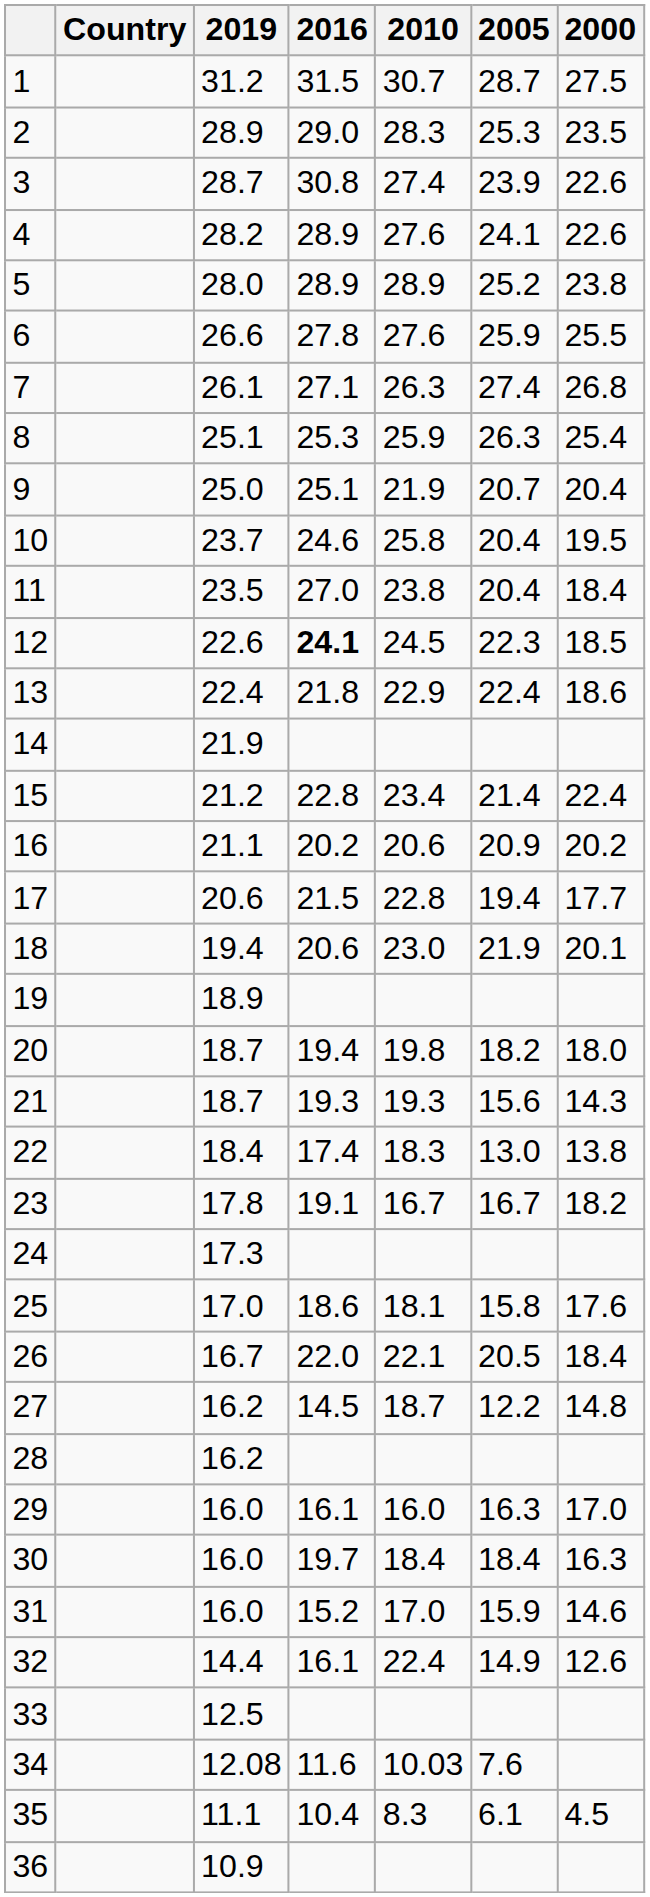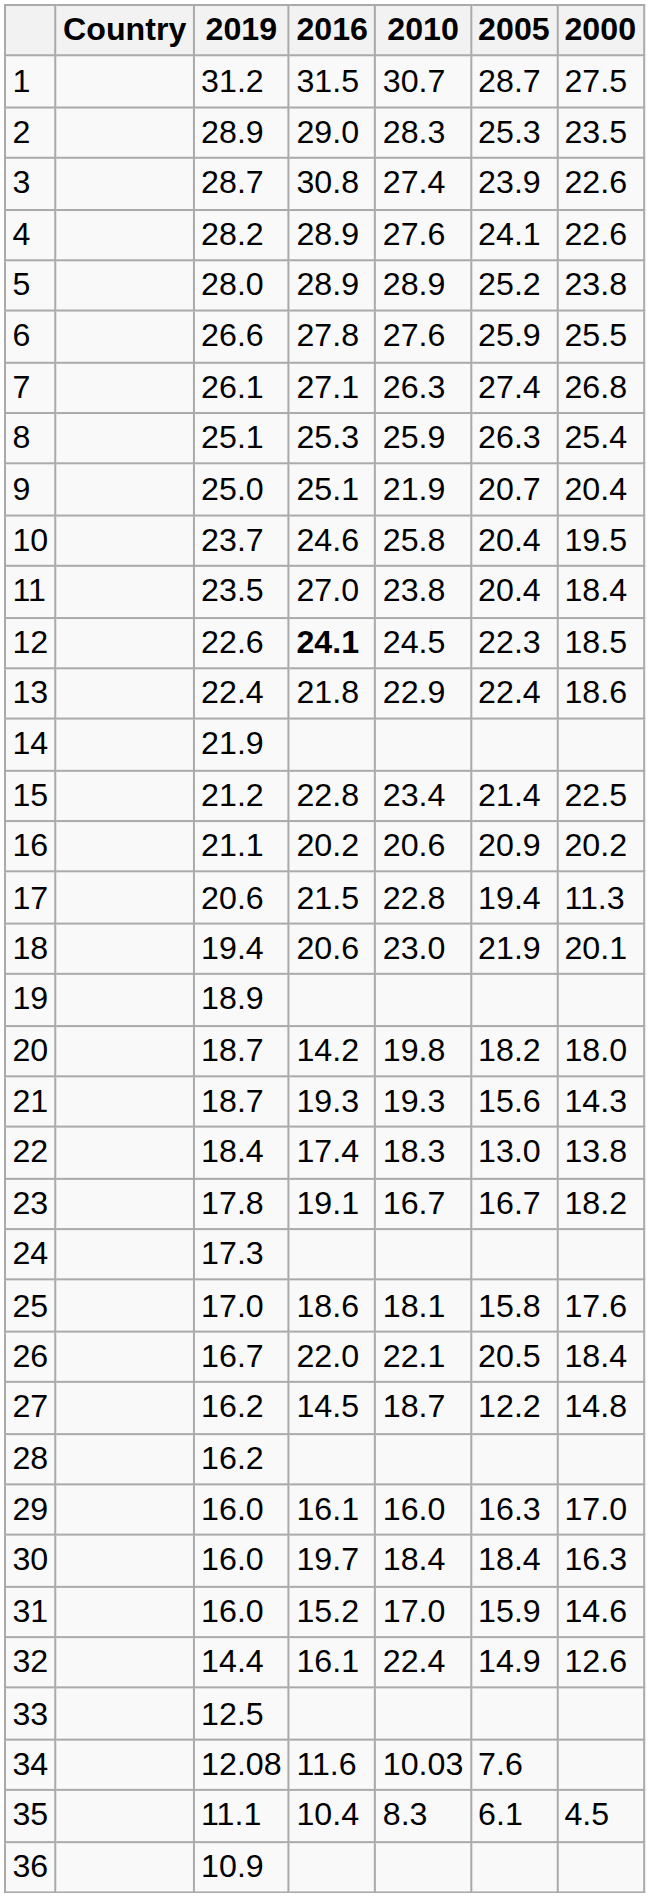(596, 795) 22.4 -> (596, 795) 22.5
(596, 897) 17.7 -> (595, 897) 11.3
(328, 1050) 19.4 -> (328, 1050) 14.2
